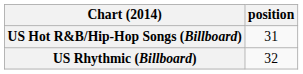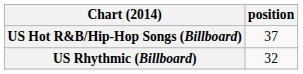(271, 36) 31 -> (271, 36) 37
